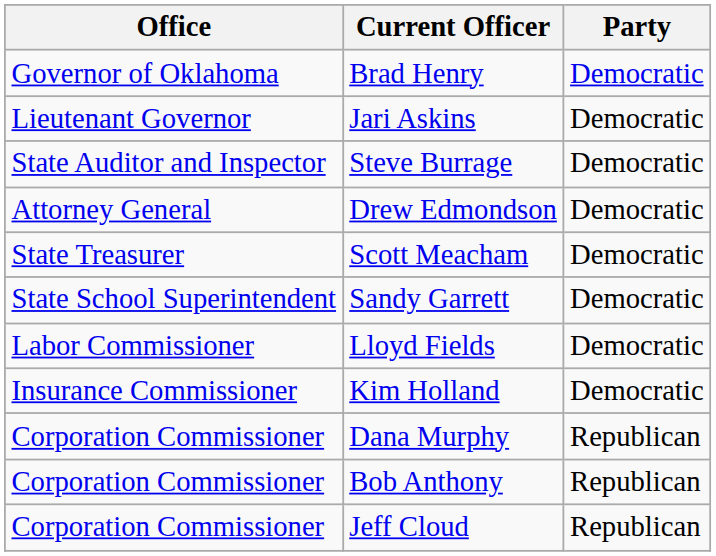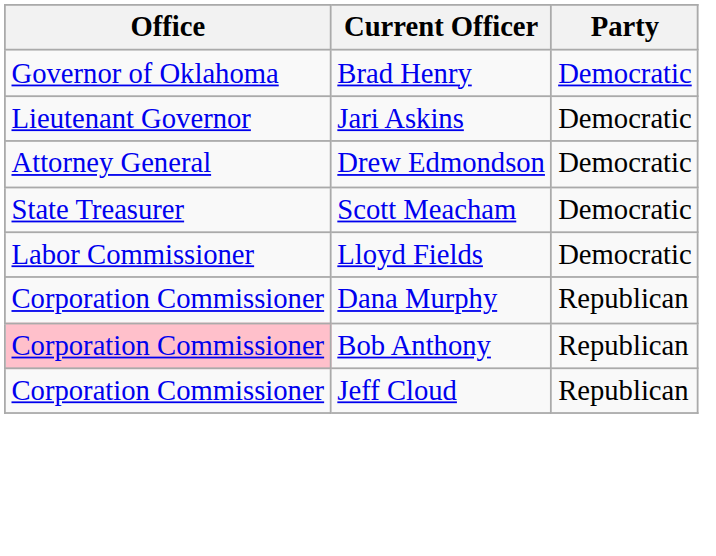- row: (431, 163)
- row: (429, 299)
- row: (424, 390)
(168, 481) no background -> (168, 345) pink background
